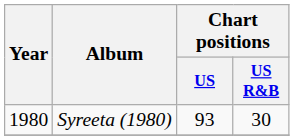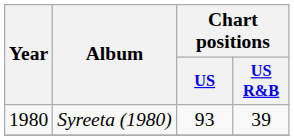(261, 119) 30 -> (261, 119) 39
